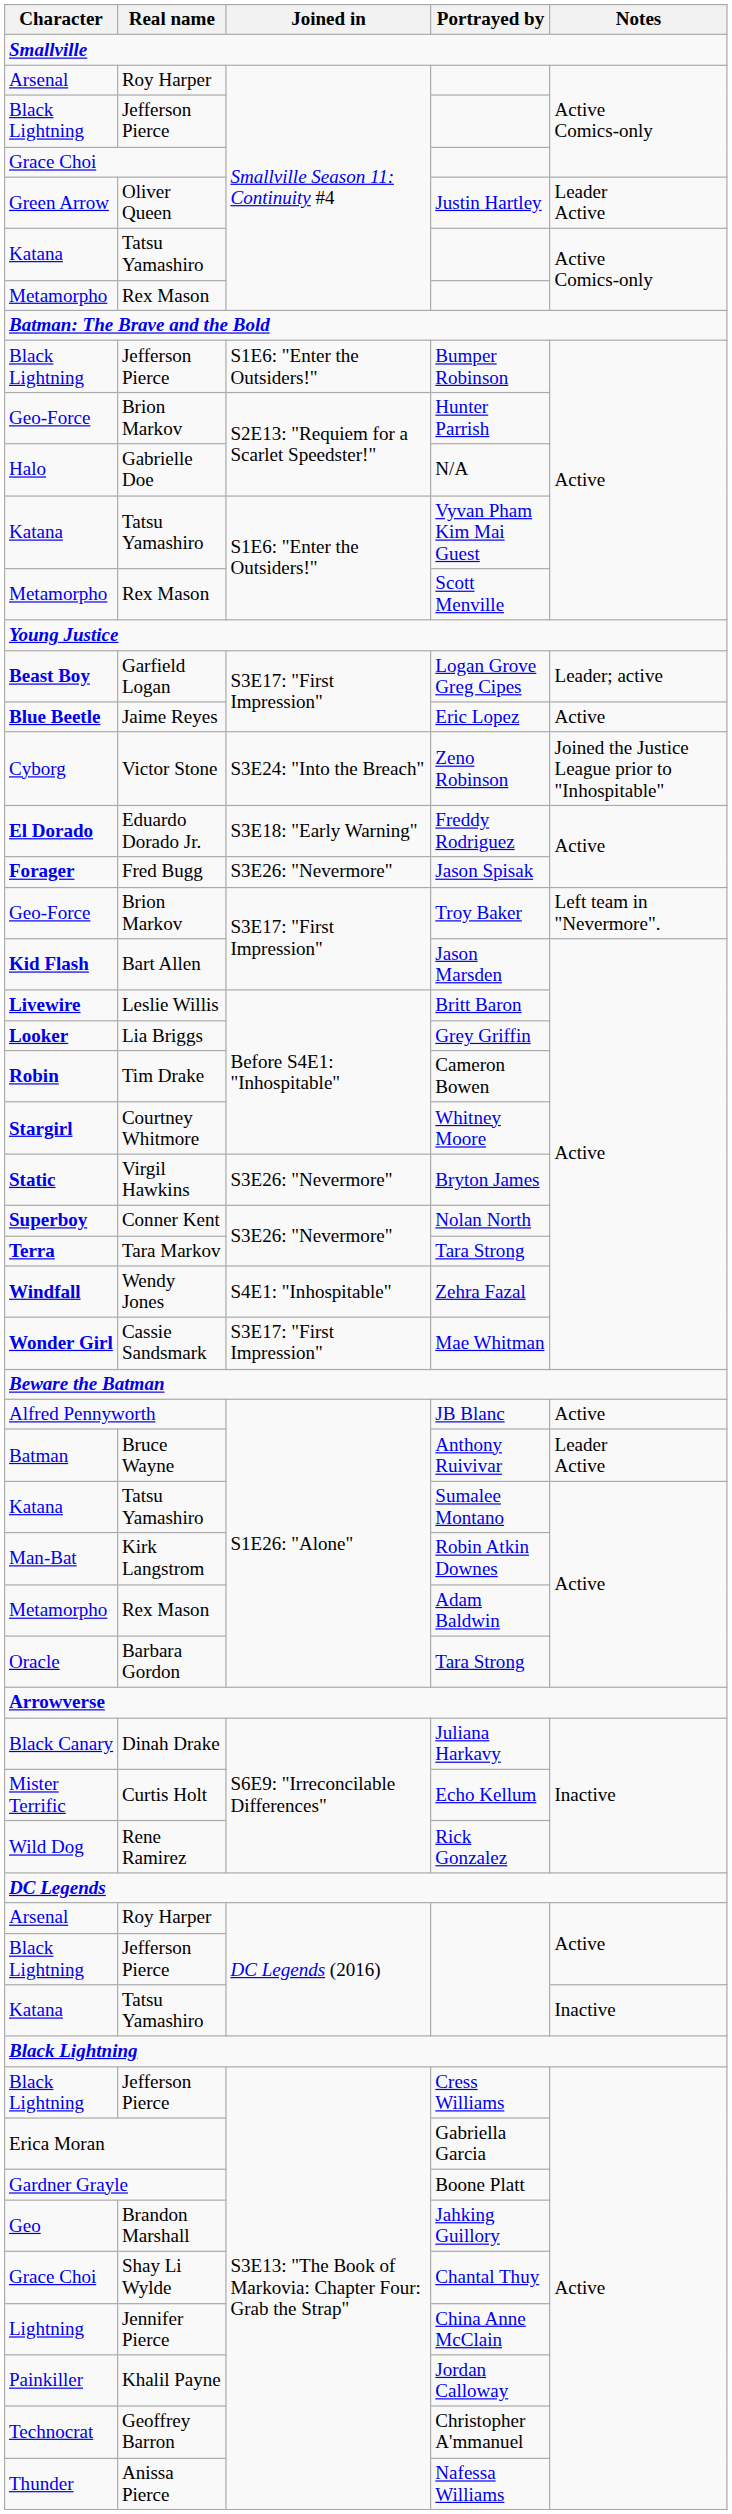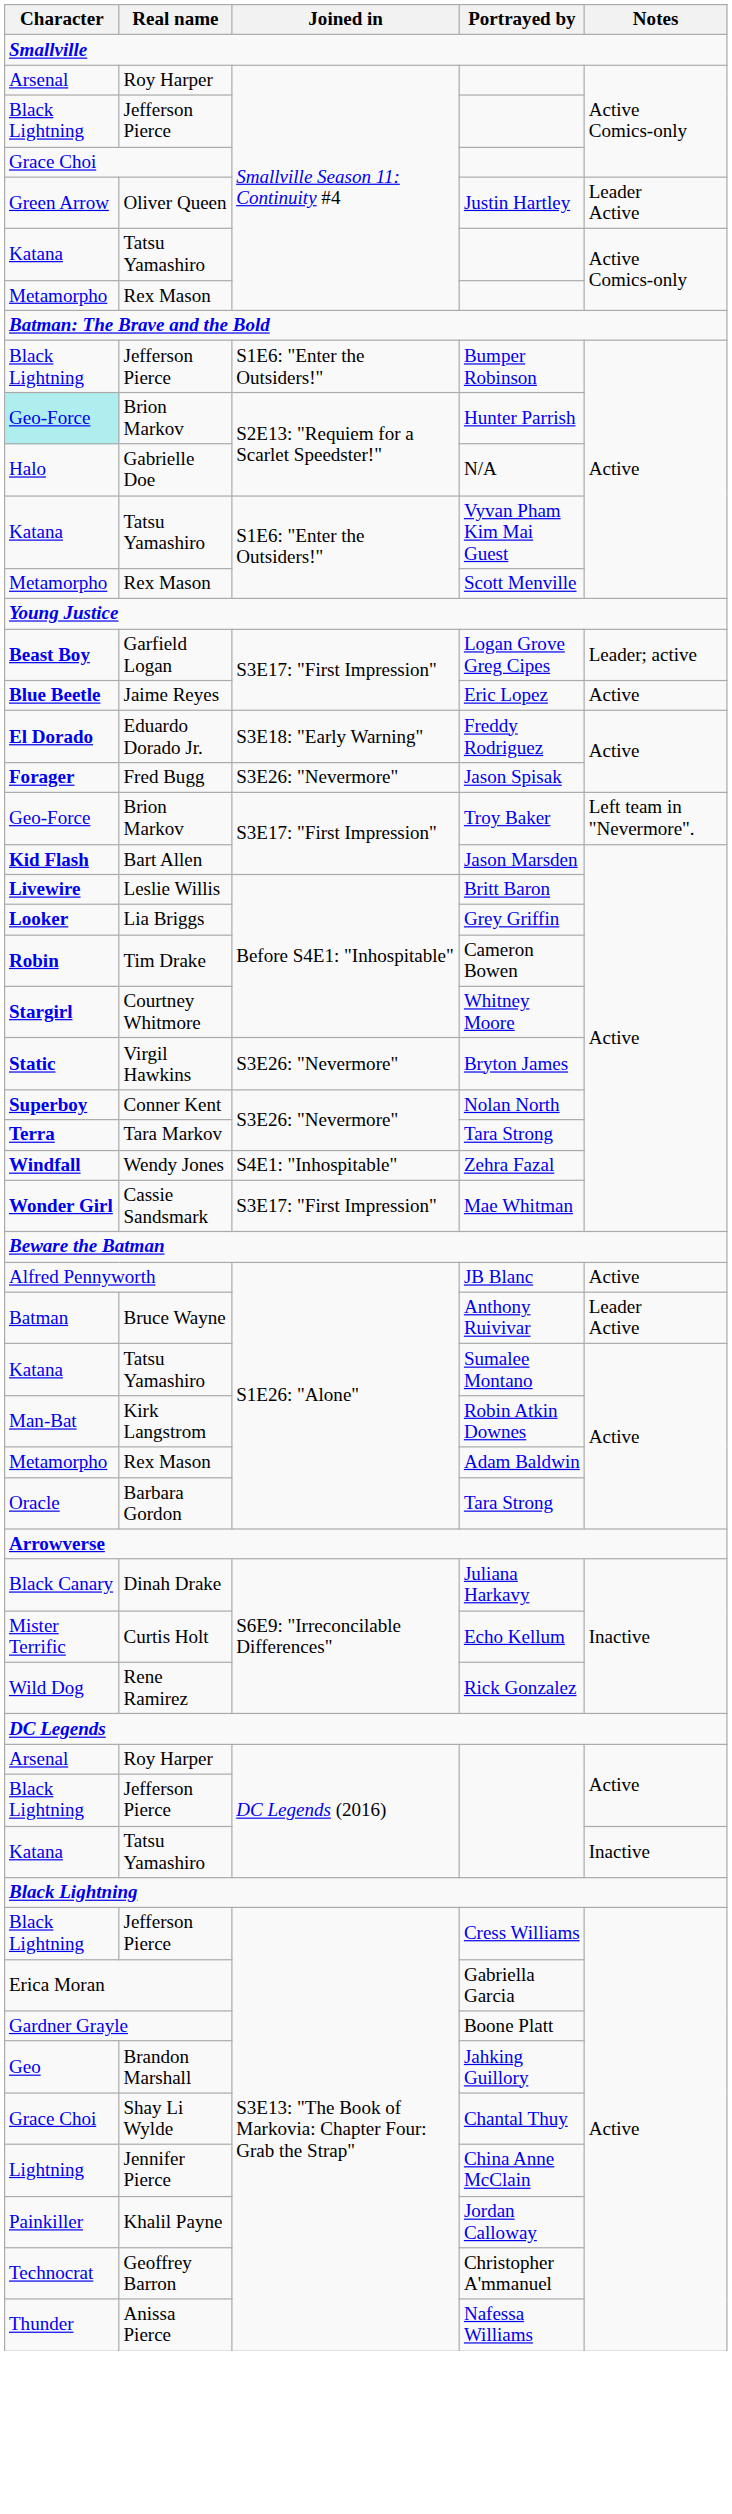(50, 417) no background -> (50, 417) paleturquoise background
- row: (170, 768)
